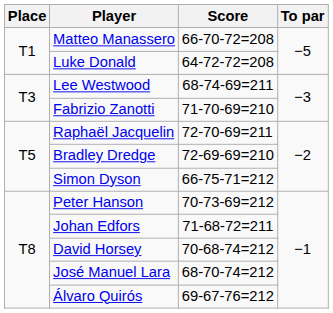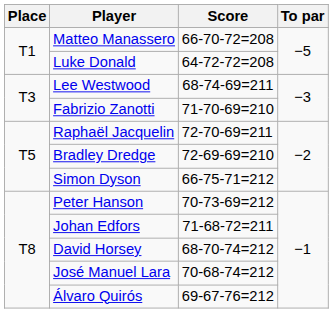(228, 249) 70-68-74=212 -> (228, 249) 68-70-74=212
(228, 272) 68-70-74=212 -> (228, 272) 70-68-74=212
